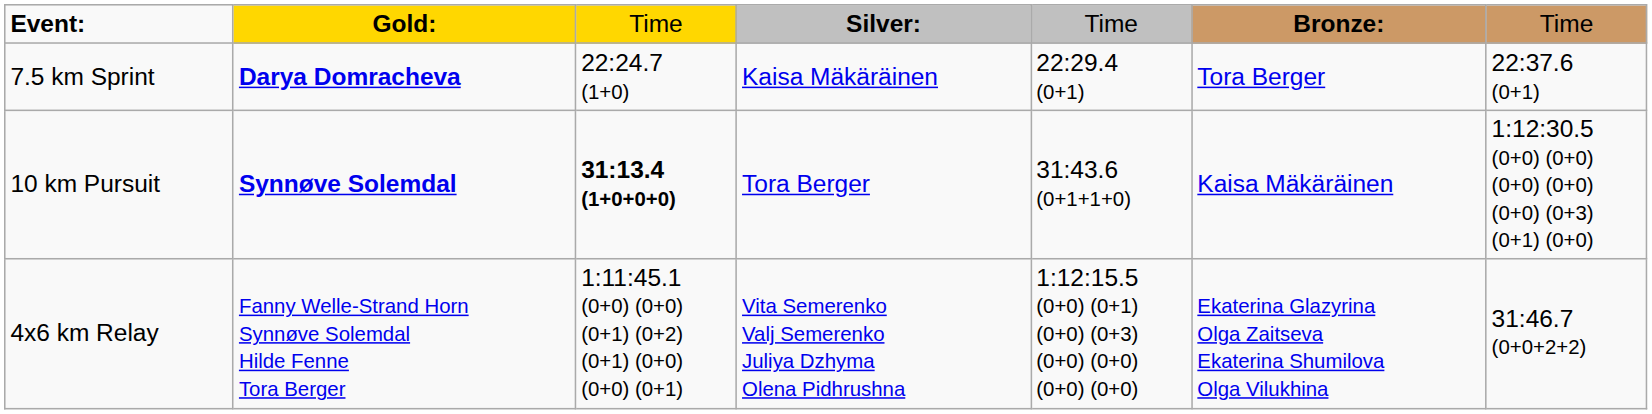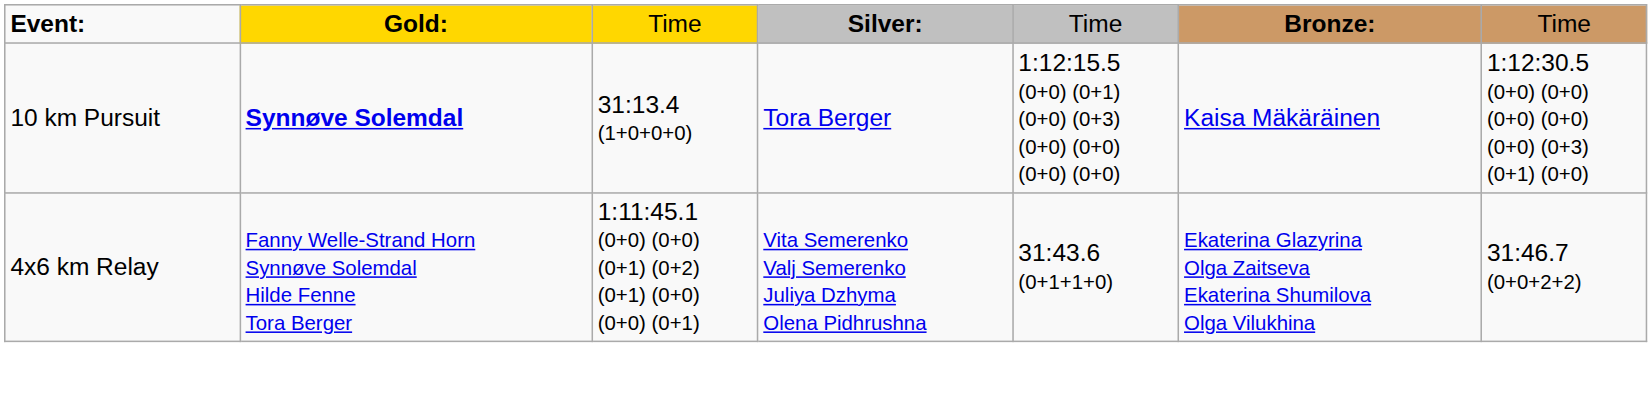- row: (83, 76)
(628, 184) bold -> (645, 117) normal
(1084, 184) 31:43.6 (0+1+1+0) -> (1069, 117) 1:12:15.5 (0+0) (0+1) (0+0) (0+3) (0+0) (0+0) (0+0) (0+0)
(1087, 333) 1:12:15.5 (0+0) (0+1) (0+0) (0+3) (0+0) (0+0) (0+0) (0+0) -> (1066, 266) 31:43.6 (0+1+1+0)
